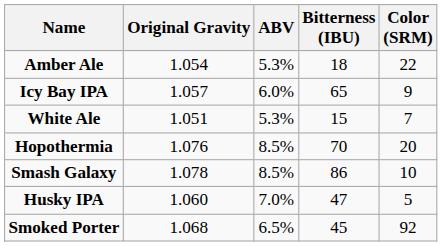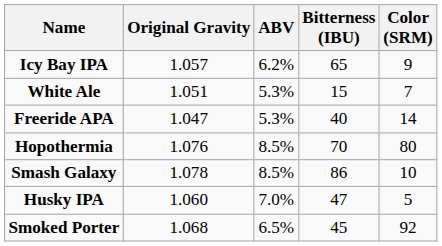- row: (64, 64)
(276, 91) 6.0% -> (276, 64) 6.2%
+ row: (64, 118)
(408, 145) 20 -> (408, 145) 80
